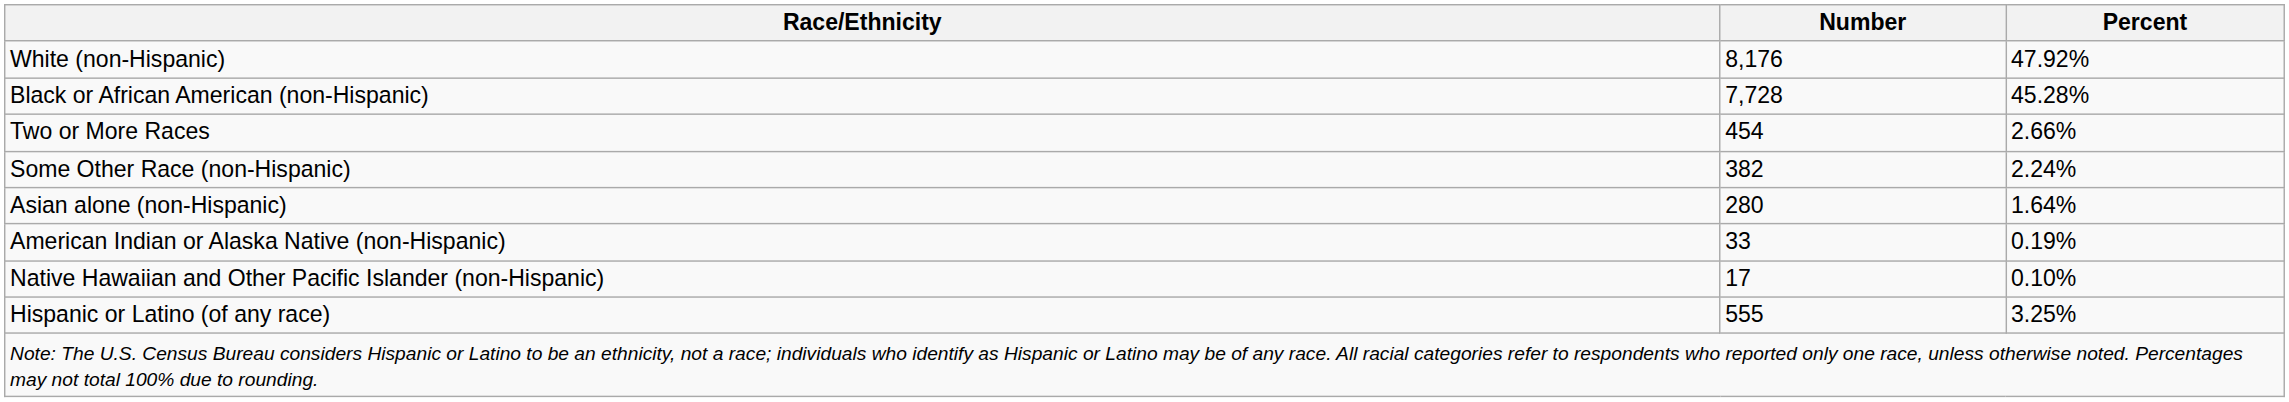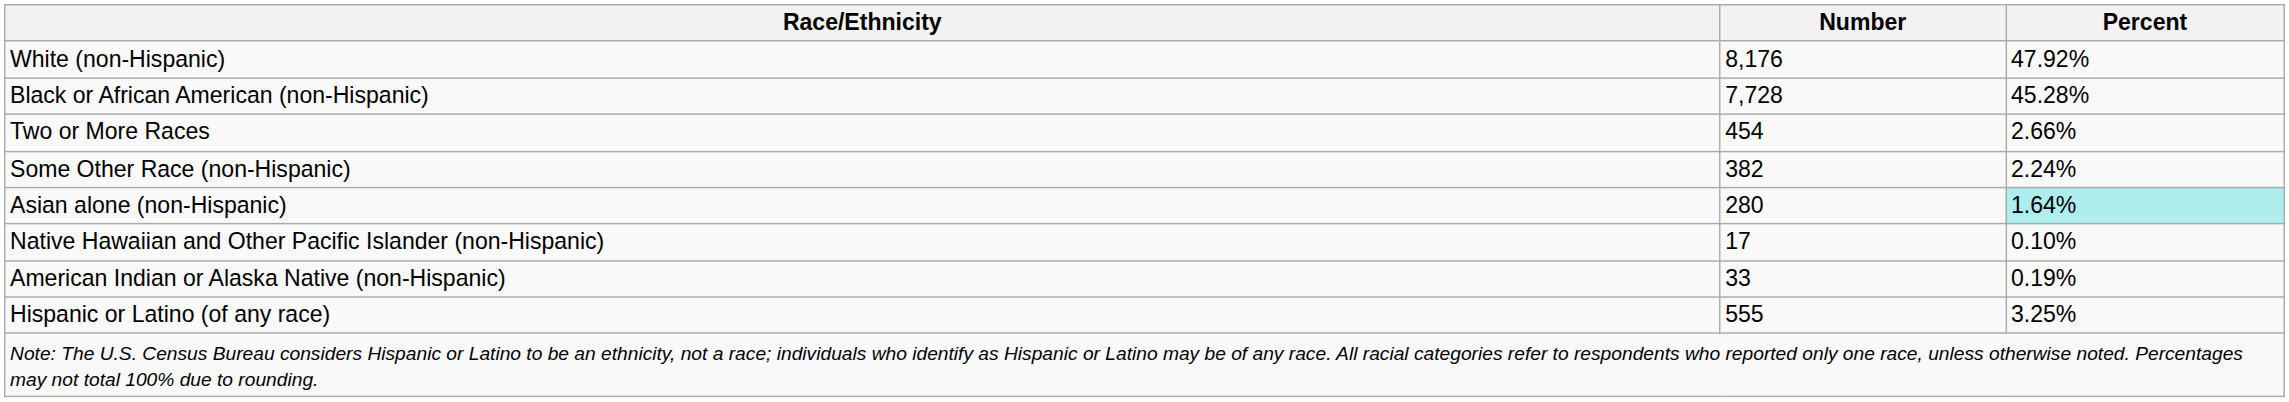(2044, 205) no background -> (2044, 205) paleturquoise background
rows swapped: (258, 242) <-> (307, 278)
